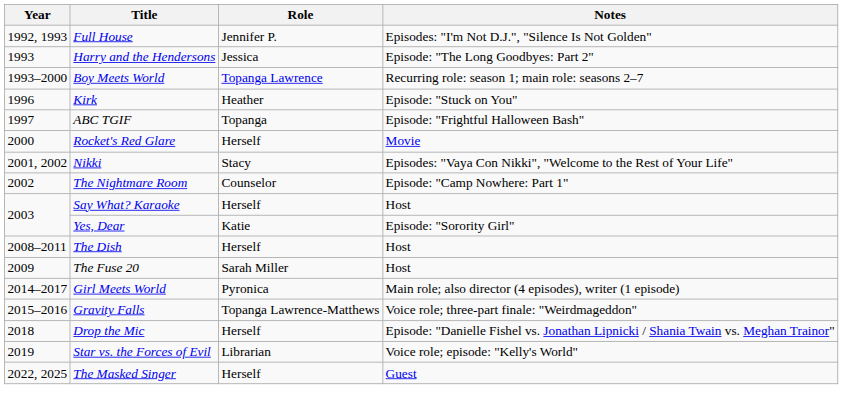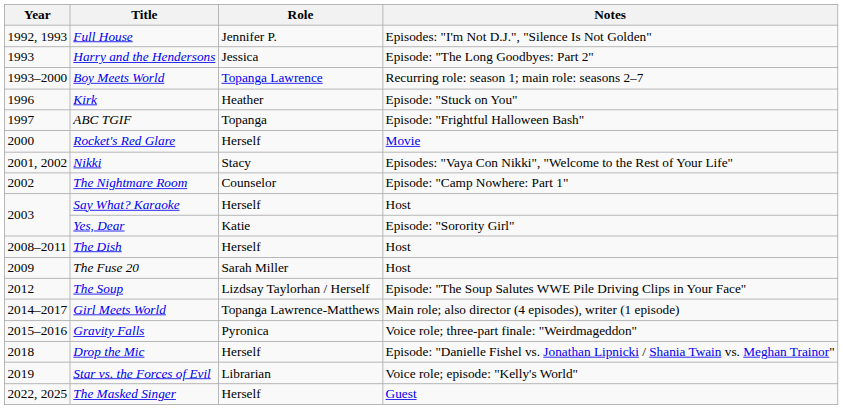+ row: (98, 288)
(245, 288) Pyronica -> (300, 309) Topanga Lawrence-Matthews
(300, 309) Topanga Lawrence-Matthews -> (245, 330) Pyronica
